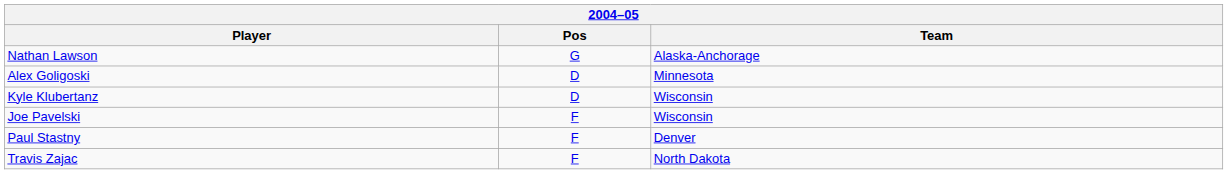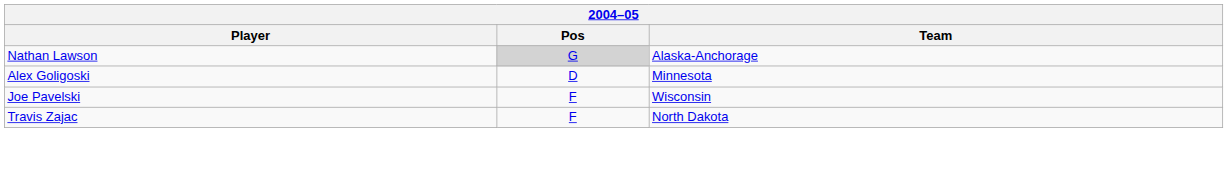(575, 55) no background -> (573, 55) lightgrey background
- row: (53, 96)
- row: (44, 138)
